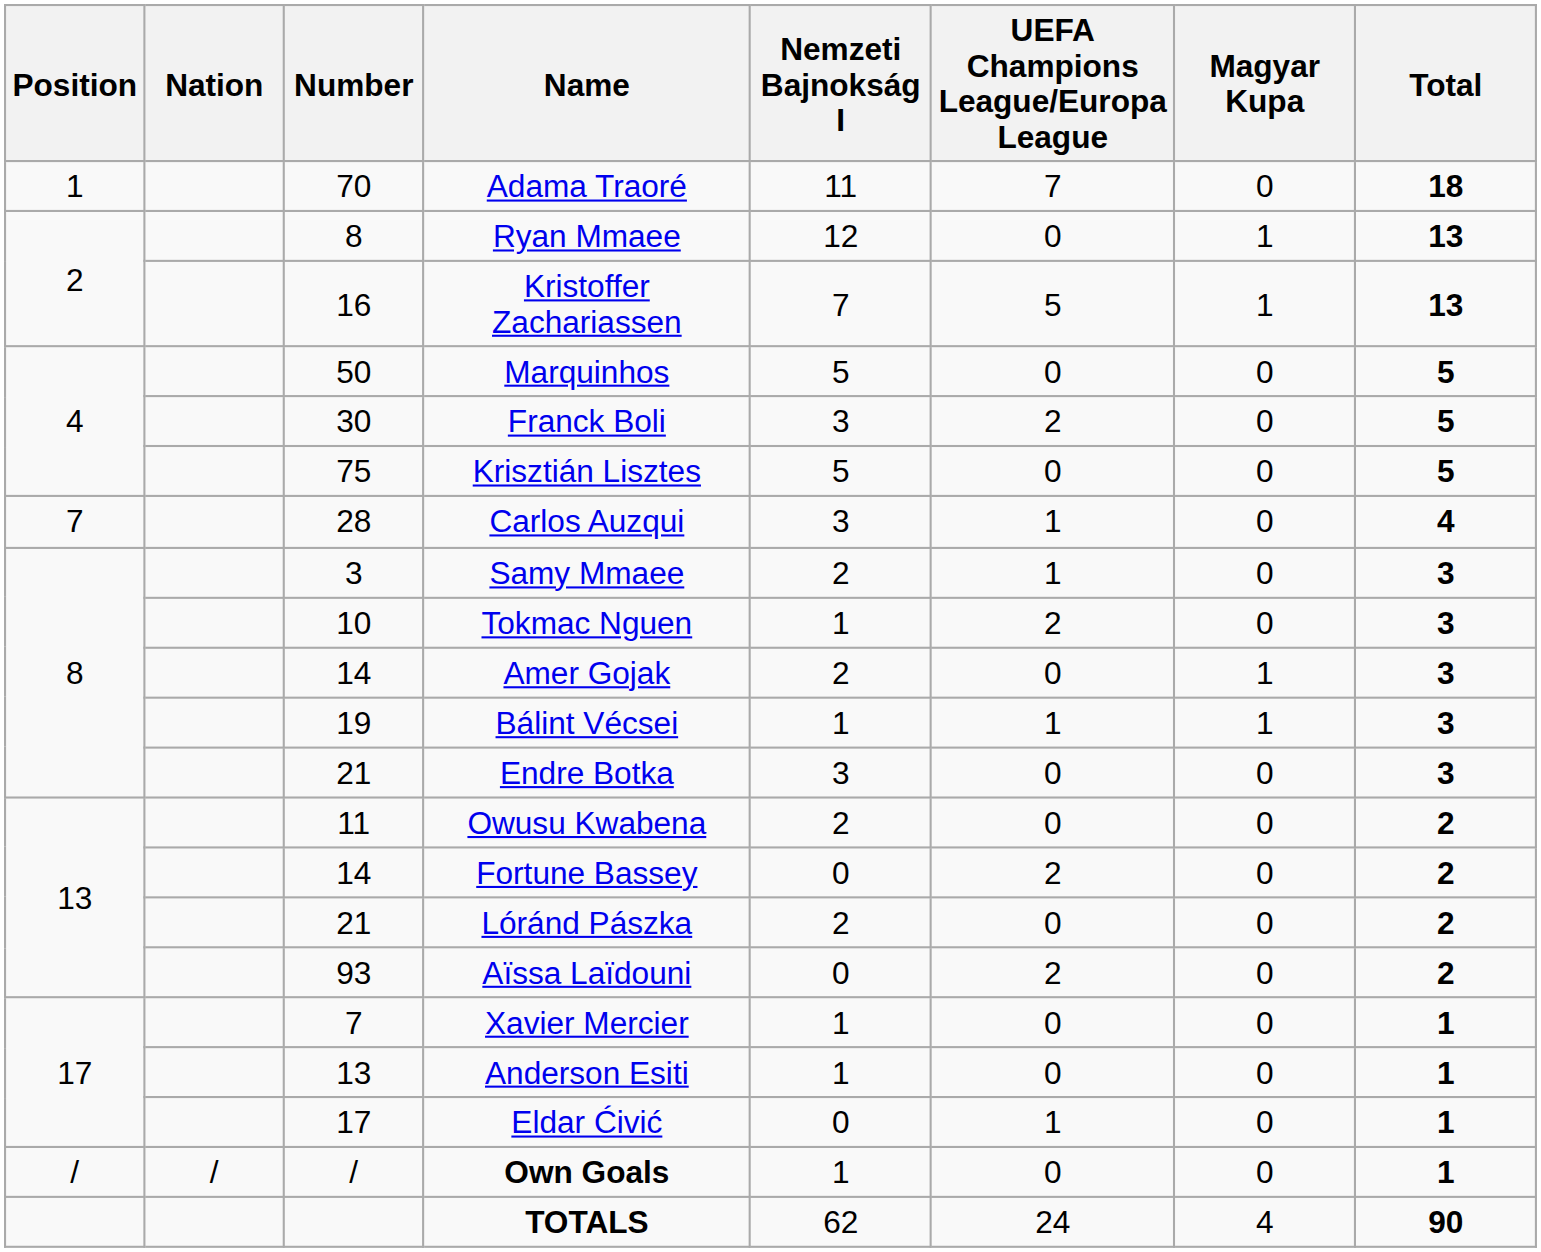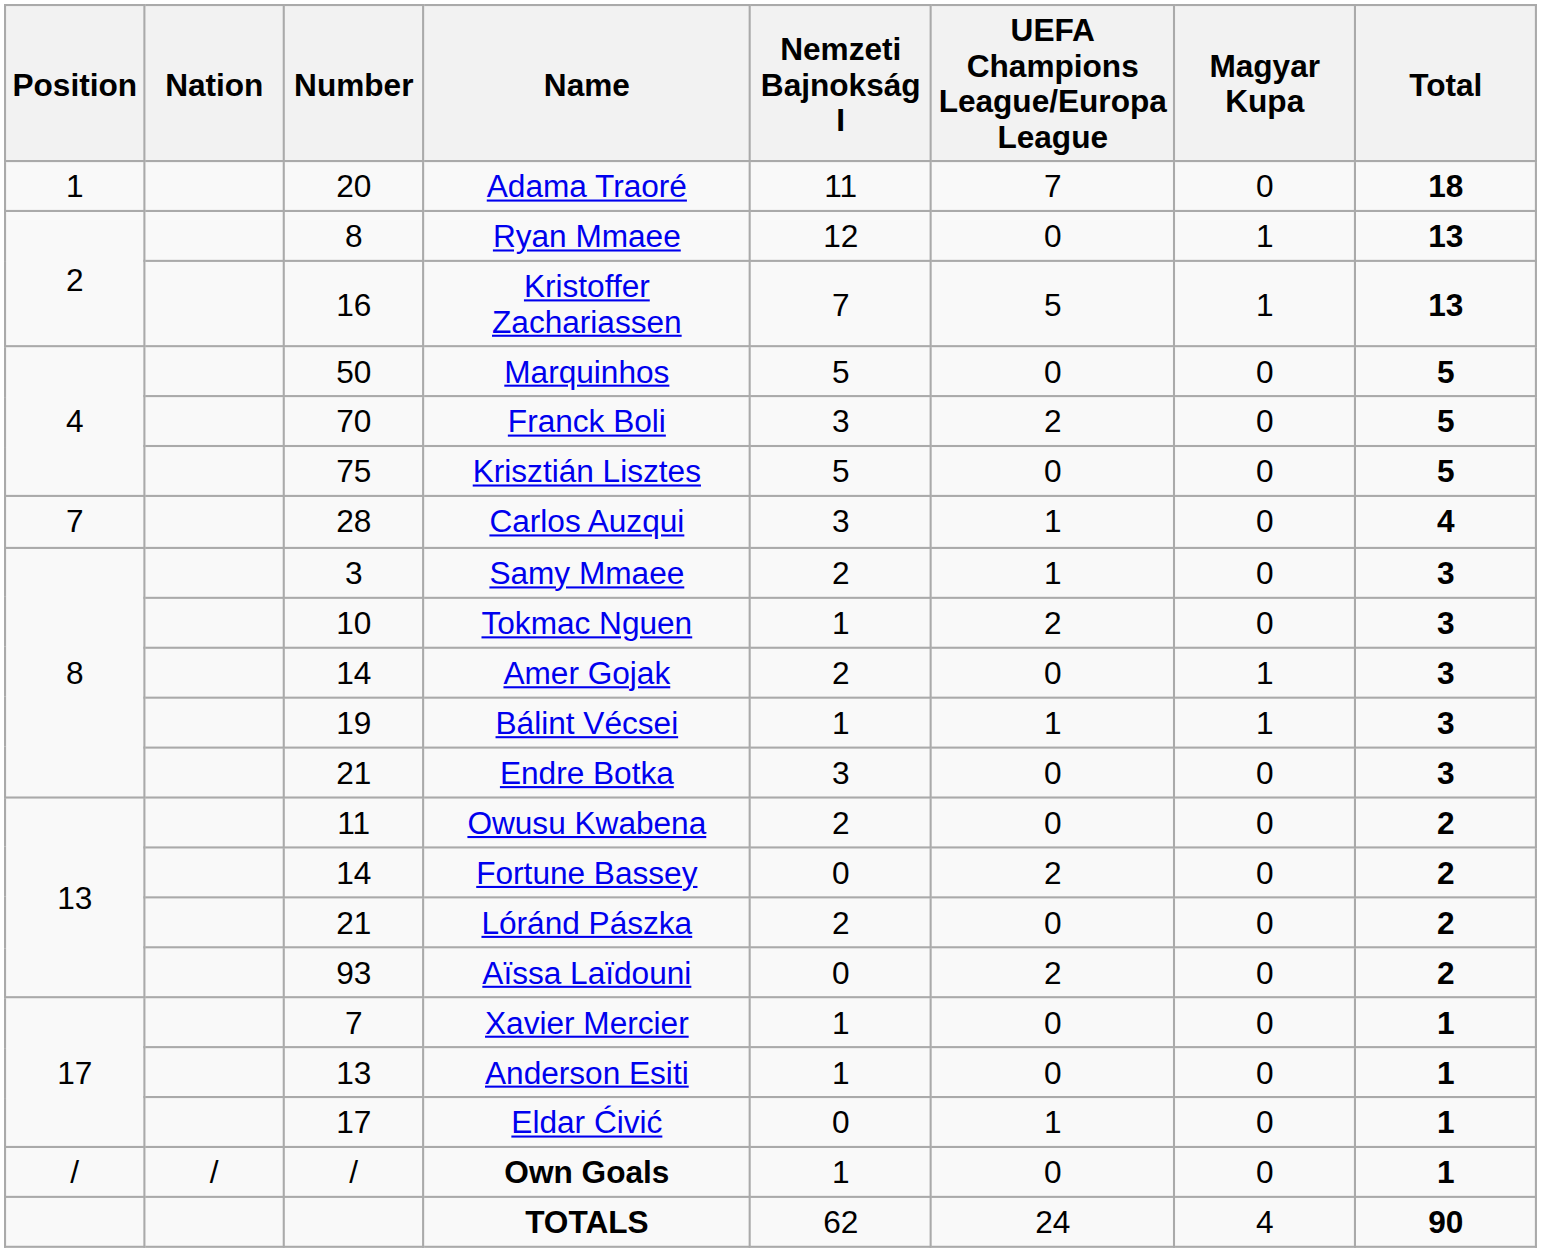(354, 186) 70 -> (354, 186) 20
(354, 422) 30 -> (354, 422) 70
